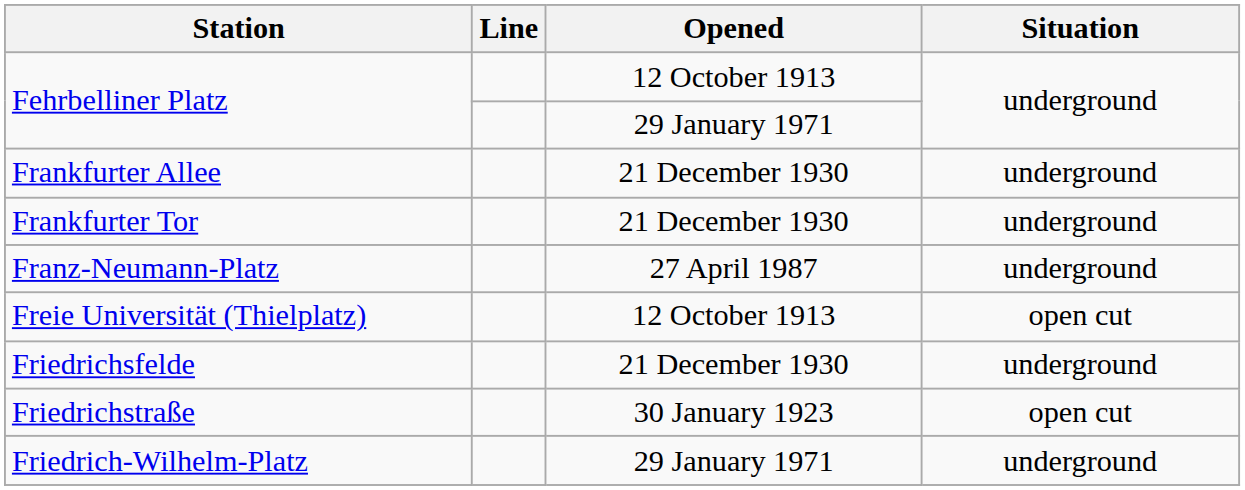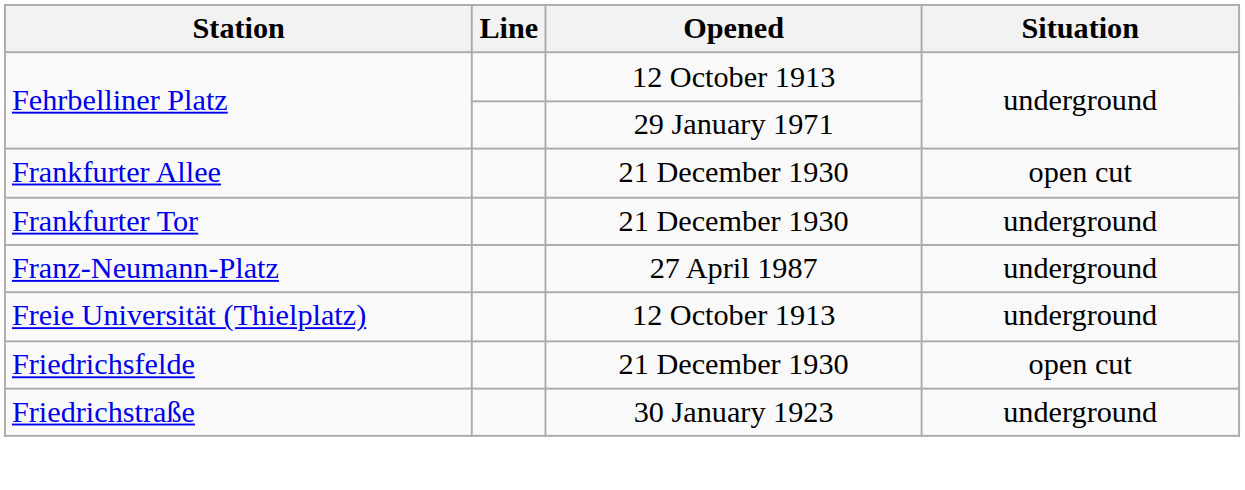(1080, 172) underground -> (1080, 172) open cut
(1080, 316) open cut -> (1080, 316) underground
(1080, 364) underground -> (1080, 364) open cut
(1080, 412) open cut -> (1080, 412) underground
- row: (160, 460)
